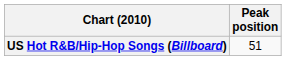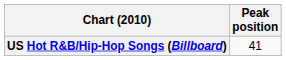(255, 45) 51 -> (255, 45) 41
